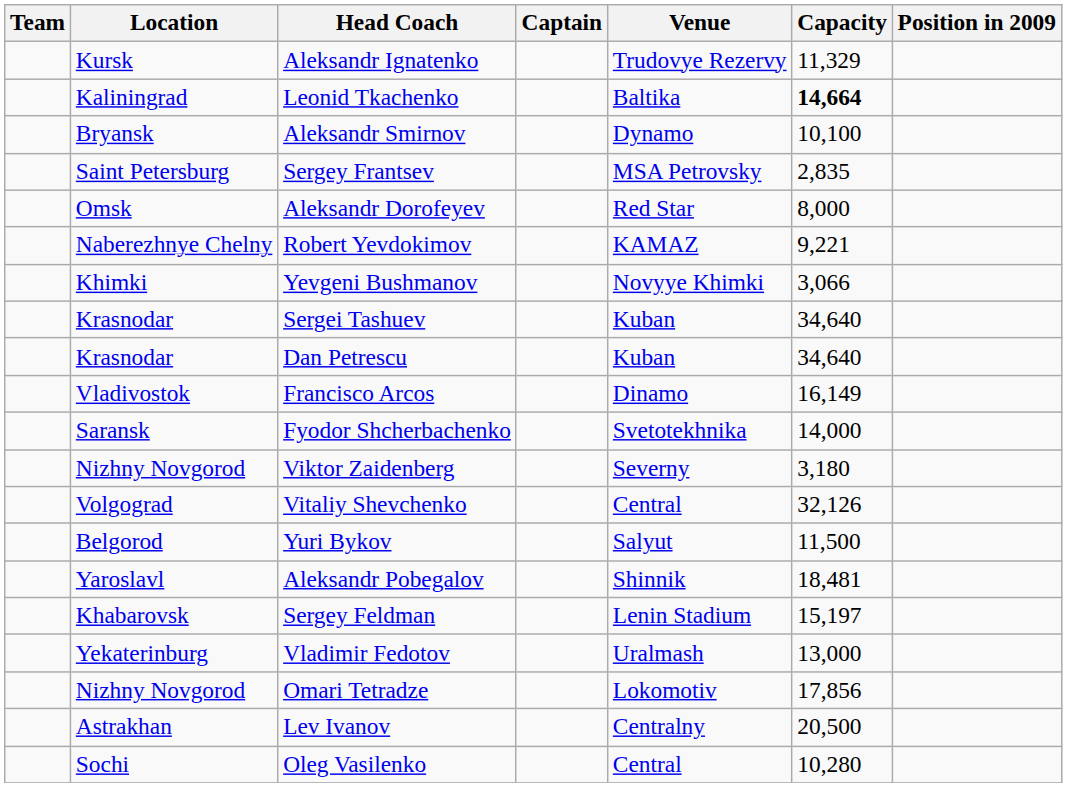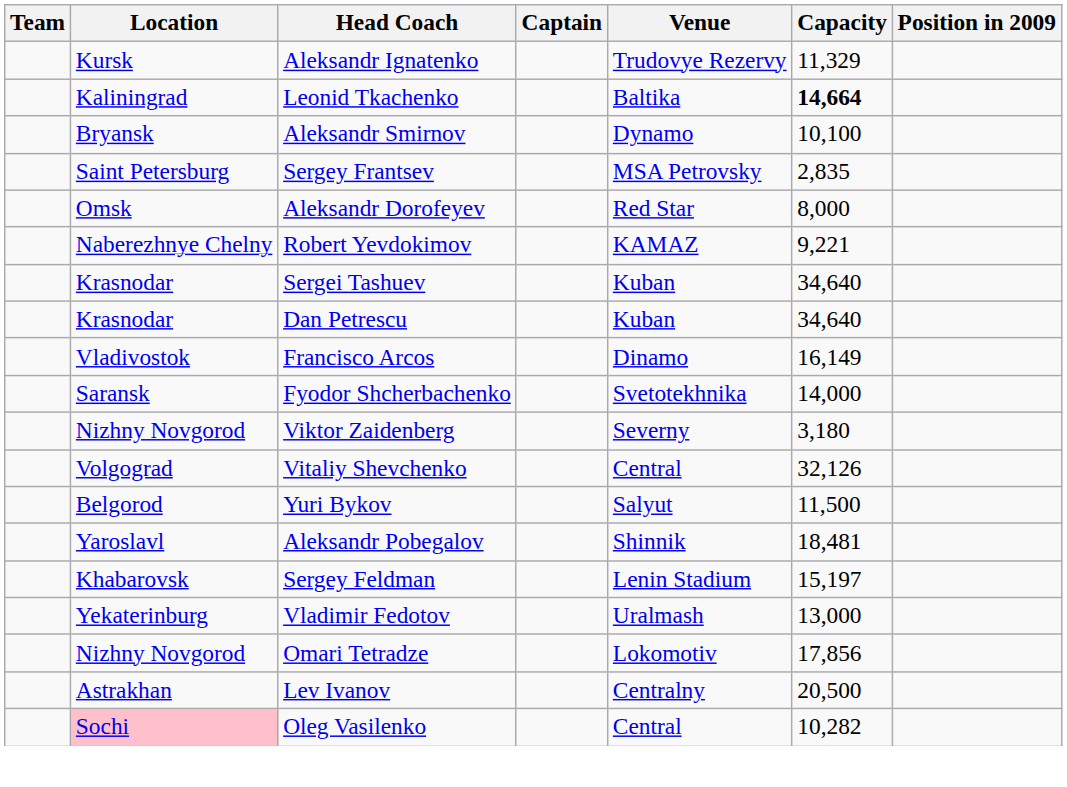- row: (380, 282)
(102, 763) no background -> (102, 726) pink background
(829, 763) 10,280 -> (829, 726) 10,282
